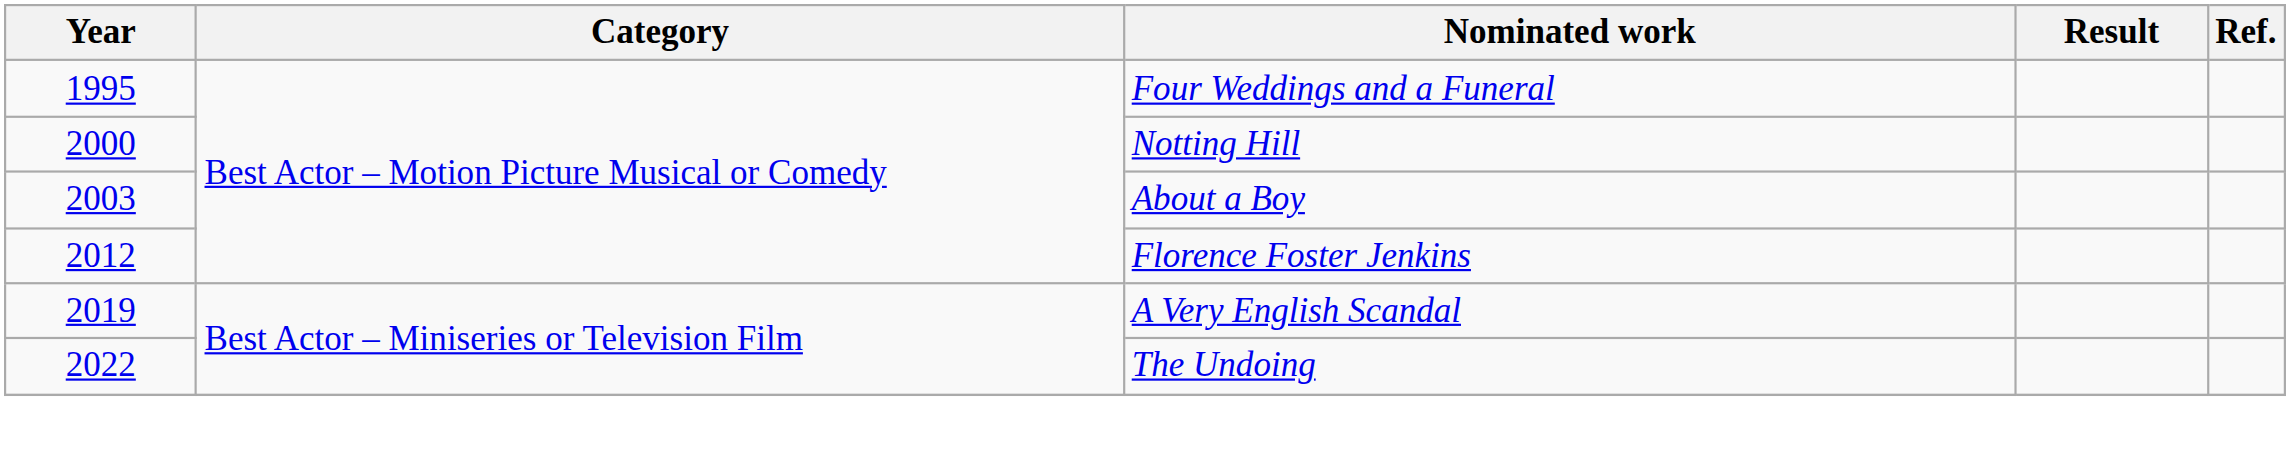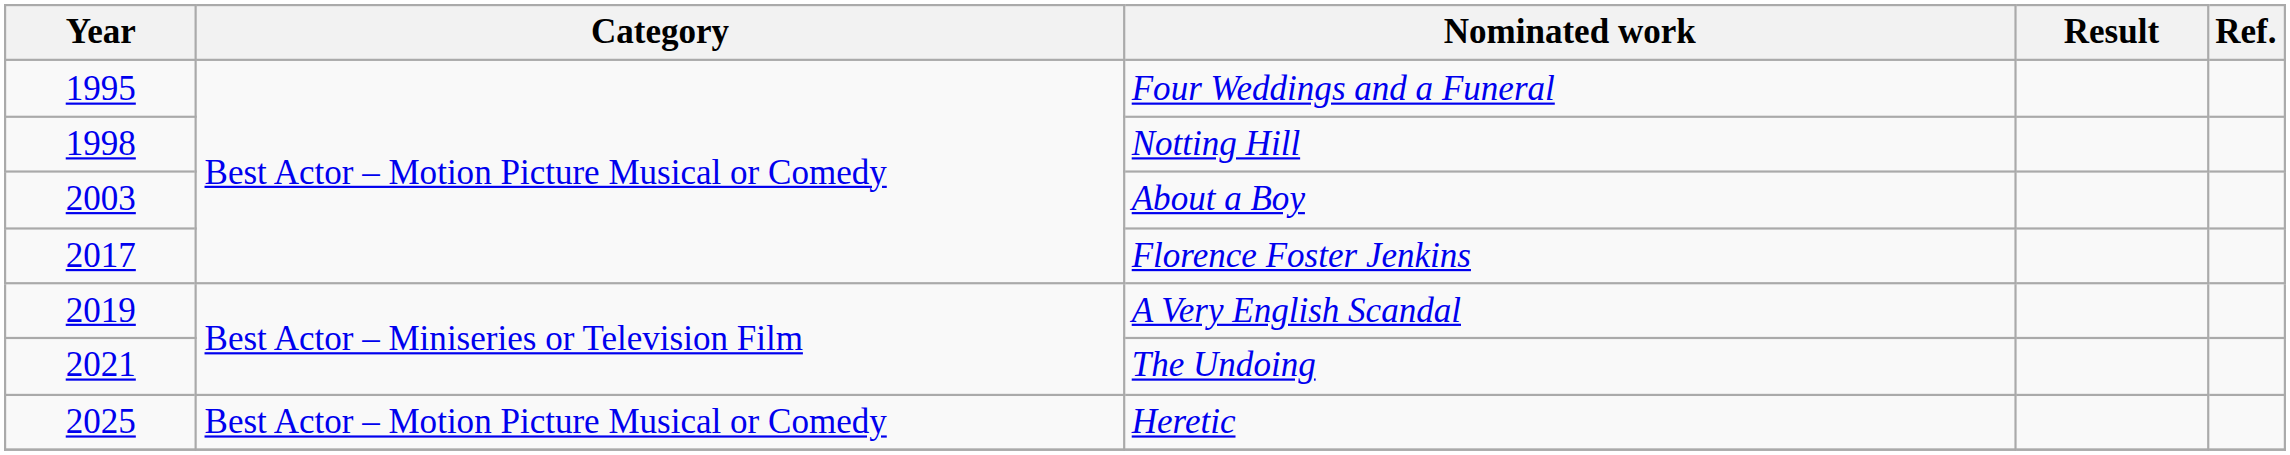(101, 143) 2000 -> (101, 143) 1998
(101, 254) 2012 -> (101, 254) 2017
(101, 365) 2022 -> (101, 365) 2021
+ row: (1184, 421)
